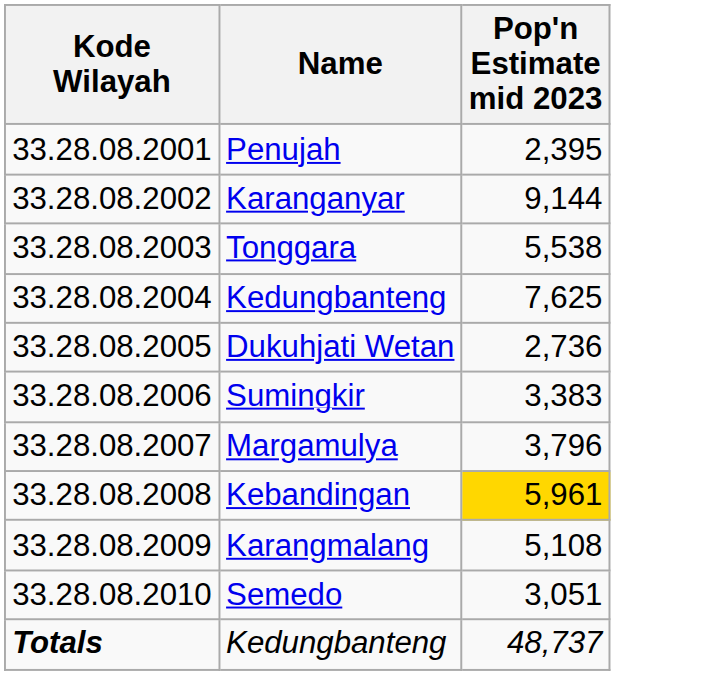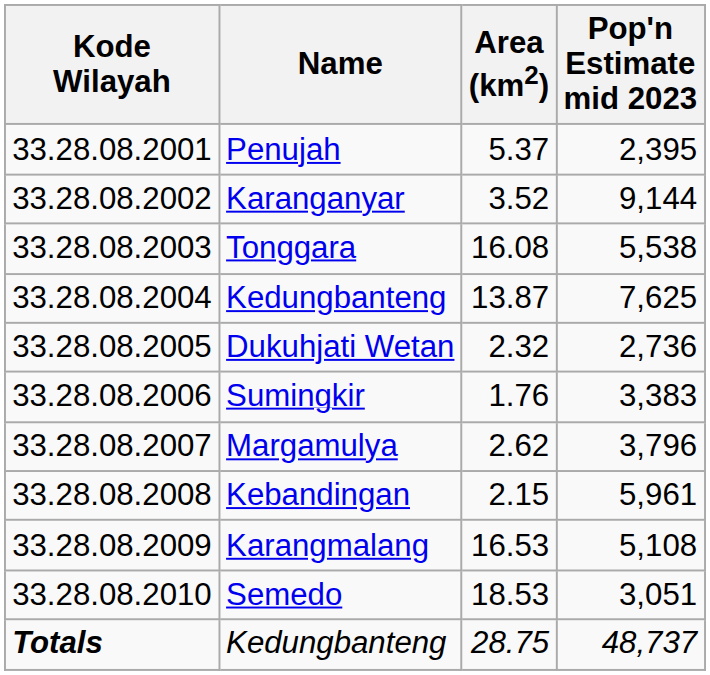+ column: (509, 64)
(563, 495) gold background -> (658, 495) no background
